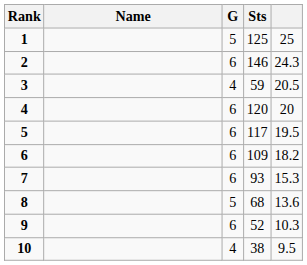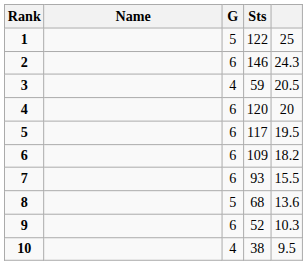(257, 39) 125 -> (257, 39) 122
(287, 179) 15.3 -> (287, 179) 15.5
